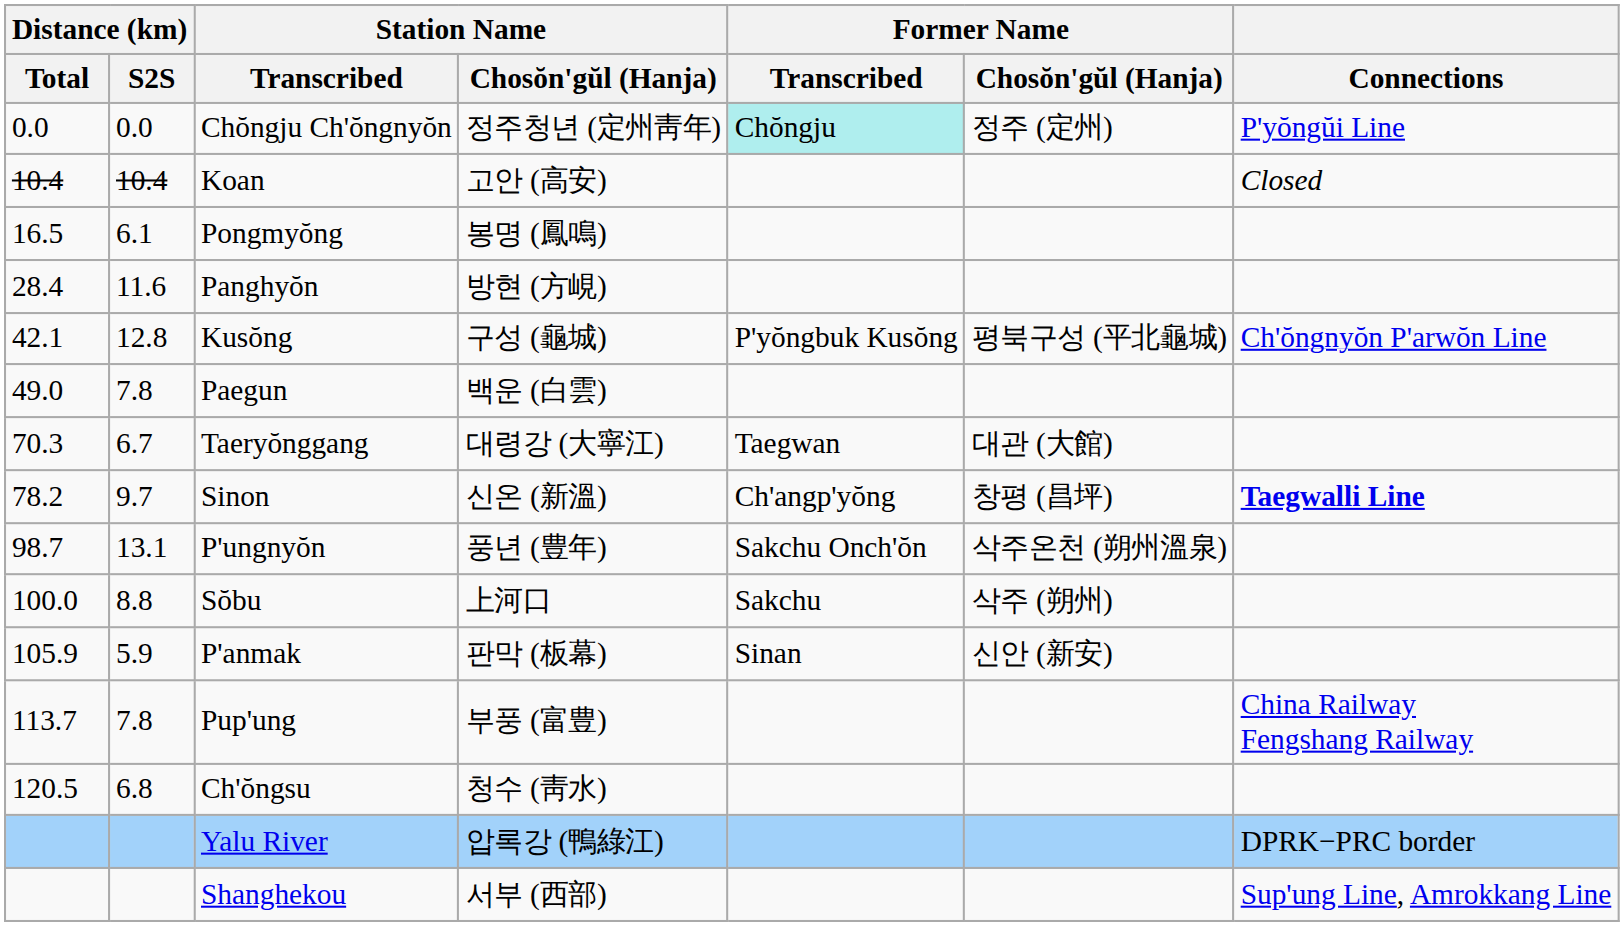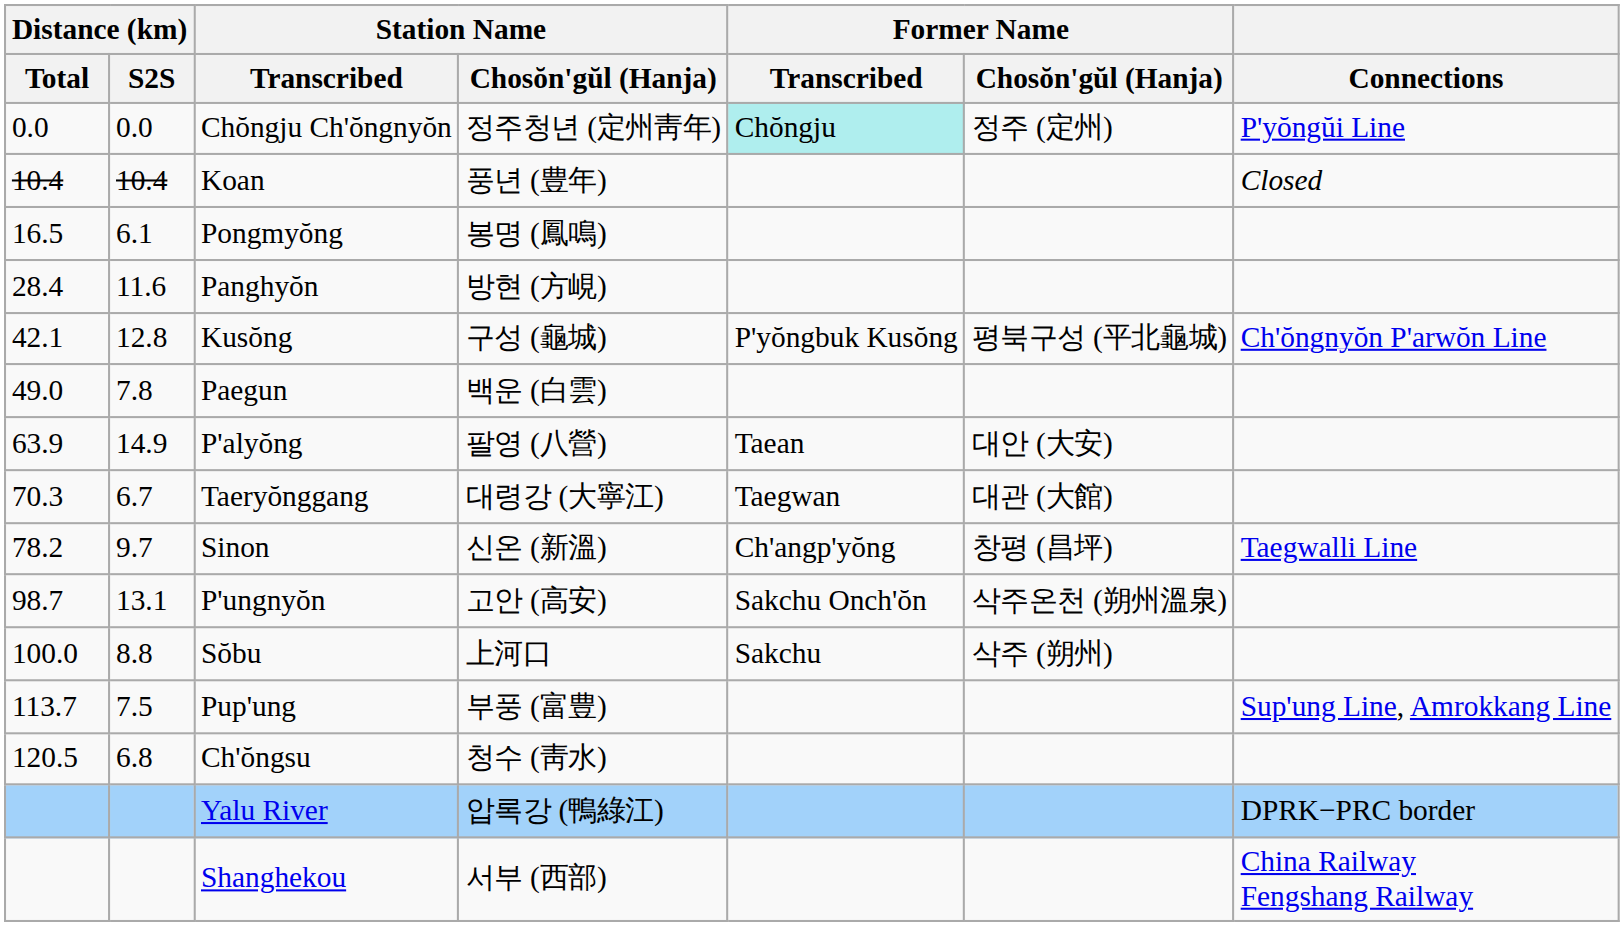(536, 180) 고안 (高安) -> (536, 180) 풍년 (豊年)
+ row: (252, 443)
(1333, 495) bold -> (1329, 548) normal
(536, 548) 풍년 (豊年) -> (536, 600) 고안 (高安)
- row: (251, 653)
(134, 721) 7.8 -> (134, 705) 7.5
(1357, 721) China Railway Fengshang Railway -> (1426, 705) Sup'ung Line, Amrokkang Line
(1426, 894) Sup'ung Line, Amrokkang Line -> (1357, 878) China Railway Fengshang Railway
